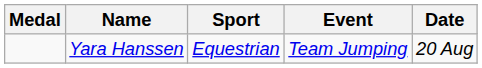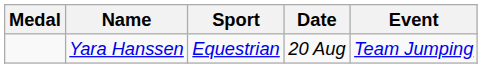columns swapped: (348, 19) <-> (445, 19)
